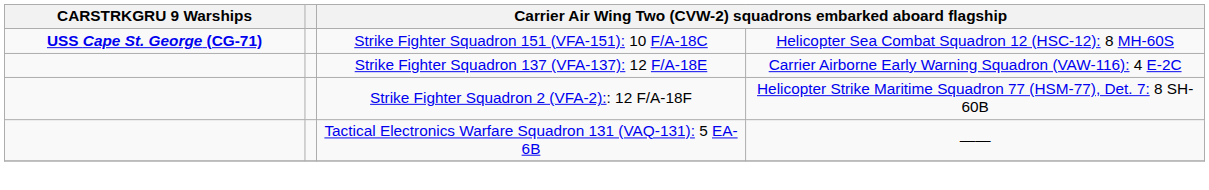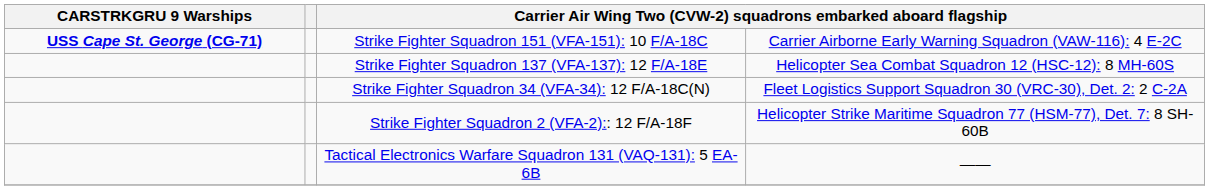(975, 41) Helicopter Sea Combat Squadron 12 (HSC-12): 8 MH-60S -> (975, 41) Carrier Airborne Early Warning Squadron (VAW-116): 4 E-2C
(975, 65) Carrier Airborne Early Warning Squadron (VAW-116): 4 E-2C -> (975, 65) Helicopter Sea Combat Squadron 12 (HSC-12): 8 MH-60S
+ row: (531, 89)
